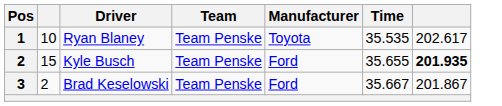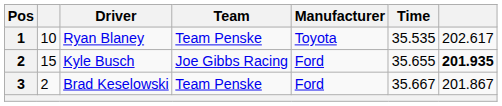(219, 61) Team Penske -> (232, 61) Joe Gibbs Racing
